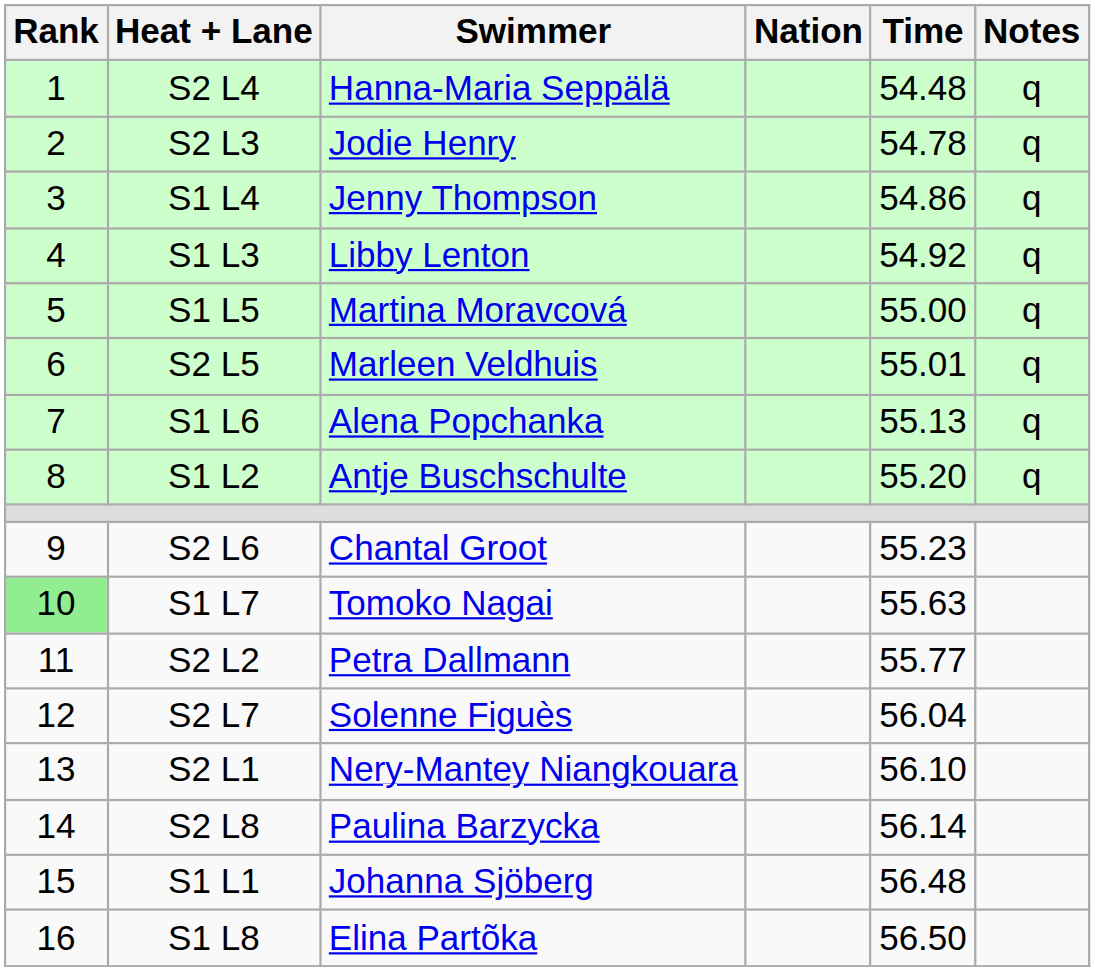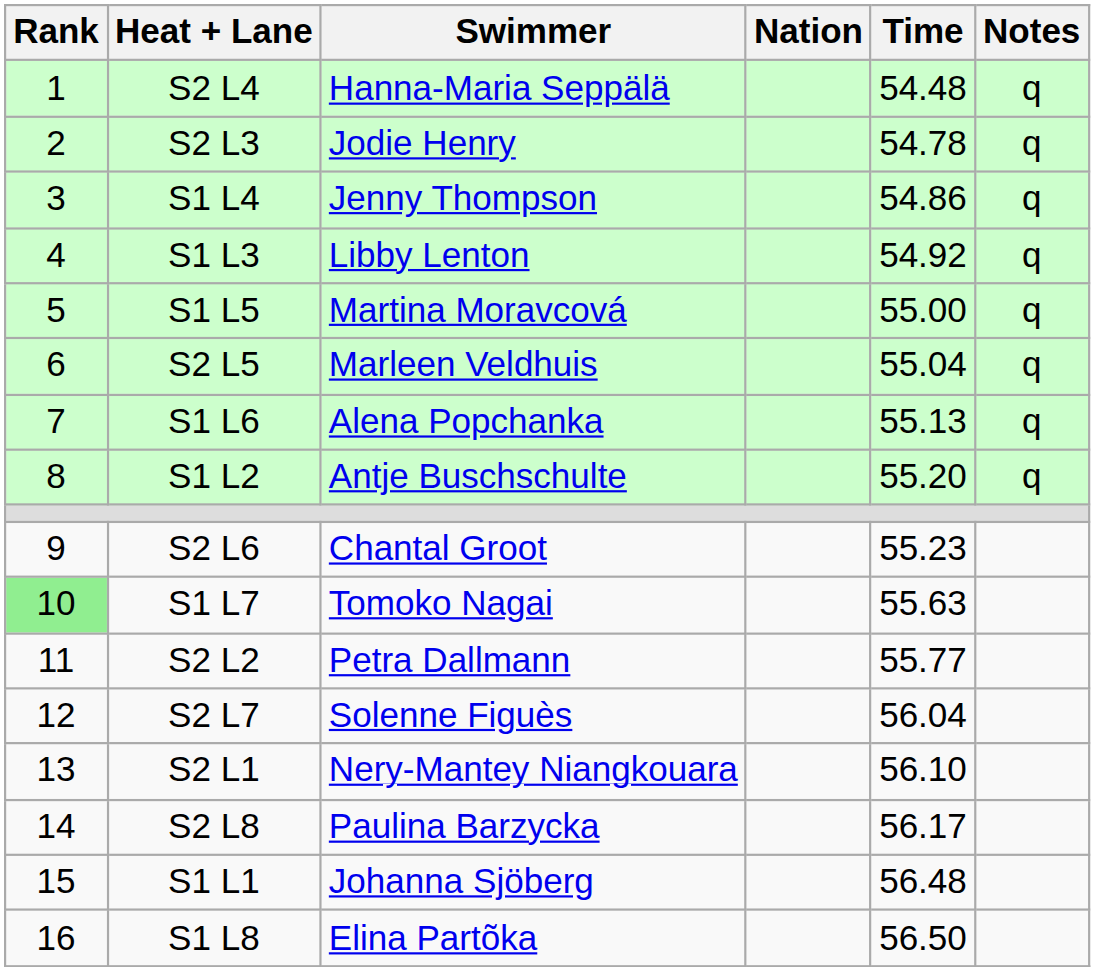(923, 365) 55.01 -> (923, 365) 55.04
(923, 826) 56.14 -> (923, 826) 56.17
